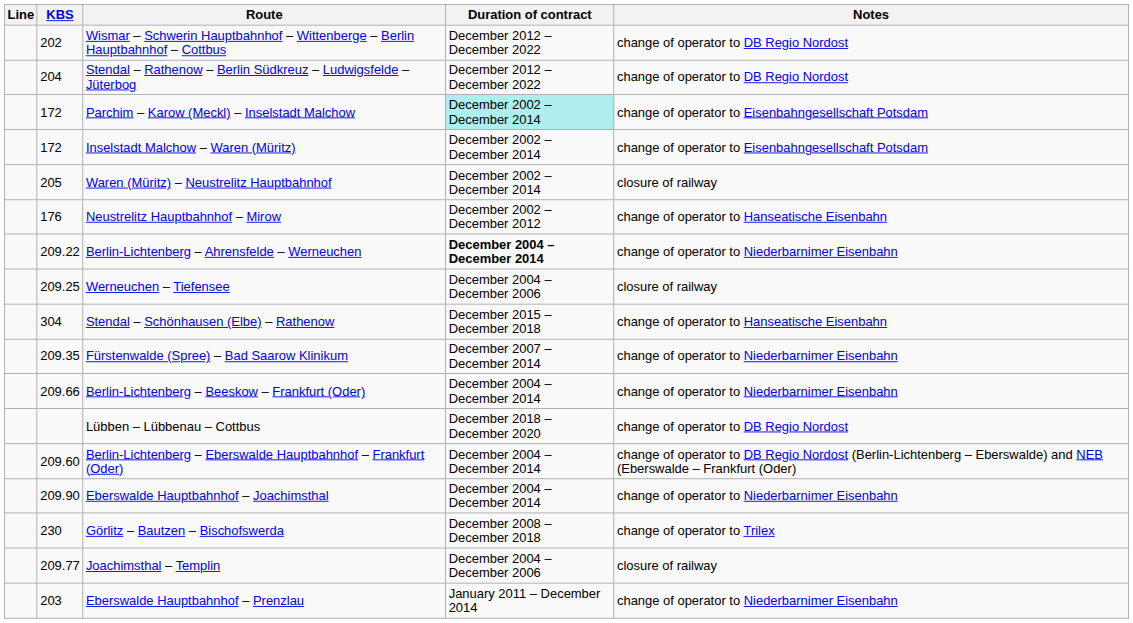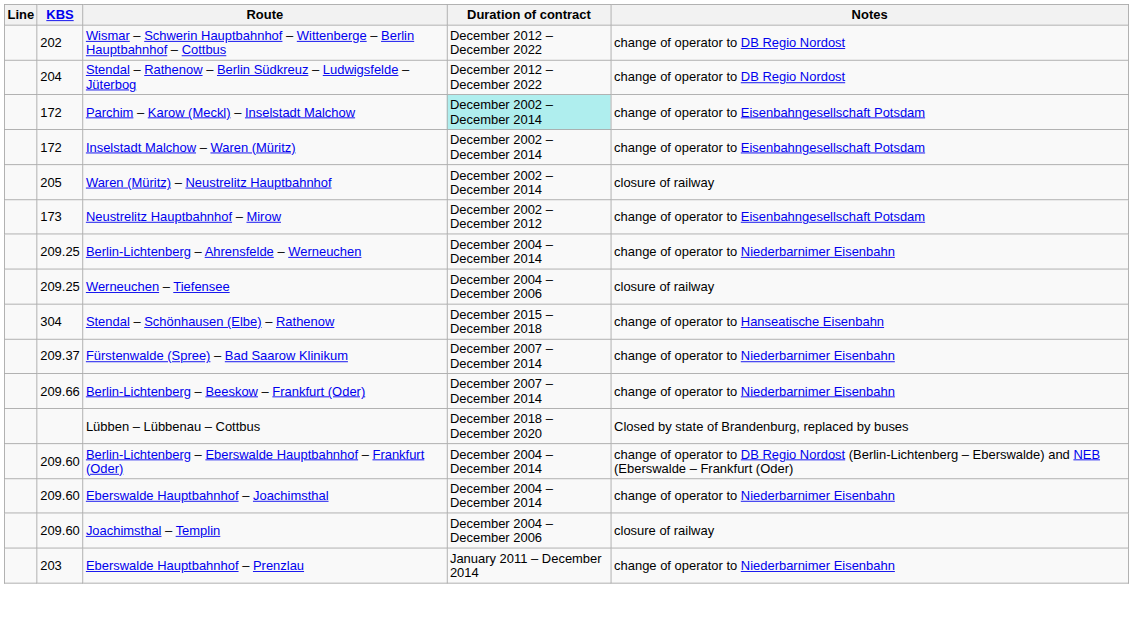(51, 217) 176 -> (51, 217) 173
(752, 217) change of operator to Hanseatische Eisenbahn -> (770, 217) change of operator to Eisenbahngesellschaft Potsdam
(60, 252) 209.22 -> (60, 252) 209.25
(502, 252) bold -> (501, 252) normal
(60, 357) 209.35 -> (60, 357) 209.37
(500, 392) December 2004 – December 2014 -> (501, 392) December 2007 – December 2014
(733, 426) change of operator to DB Regio Nordost -> (761, 426) Closed by state of Brandenburg, replaced by buses
(60, 496) 209.90 -> (60, 496) 209.60
- row: (185, 531)
(60, 566) 209.77 -> (60, 531) 209.60
